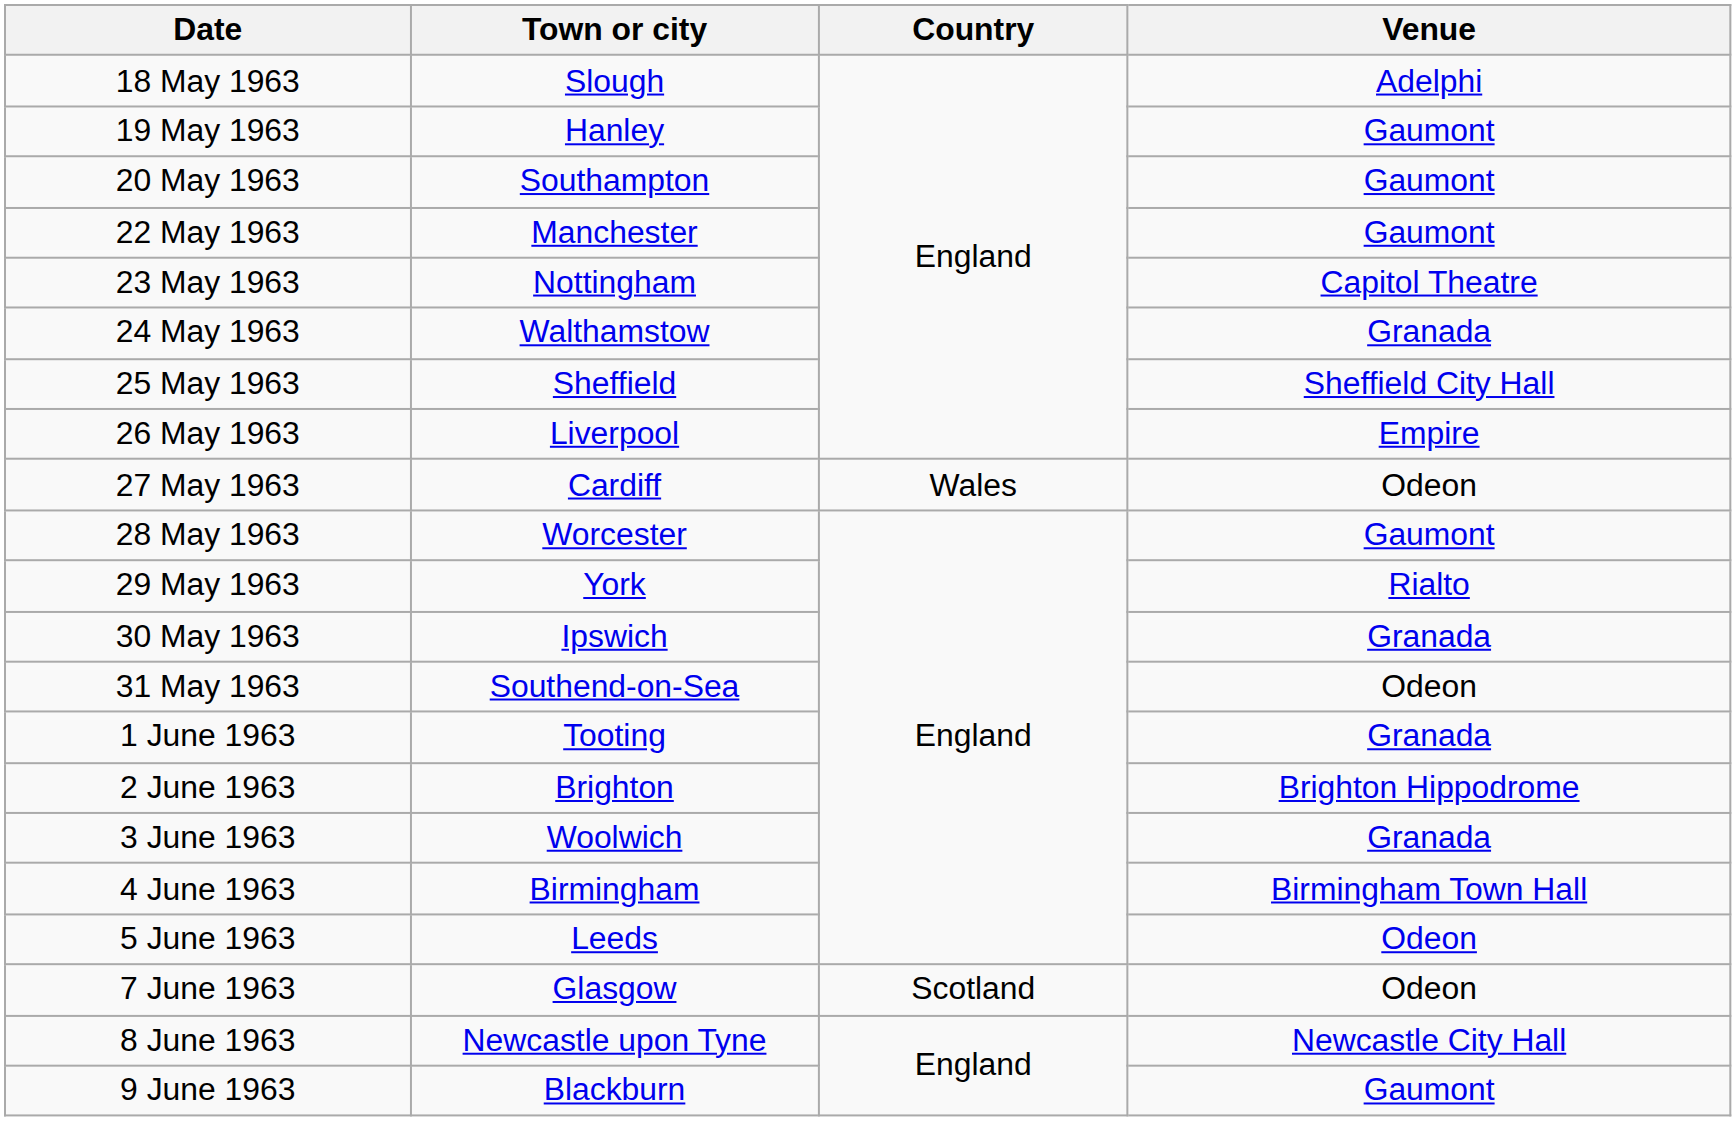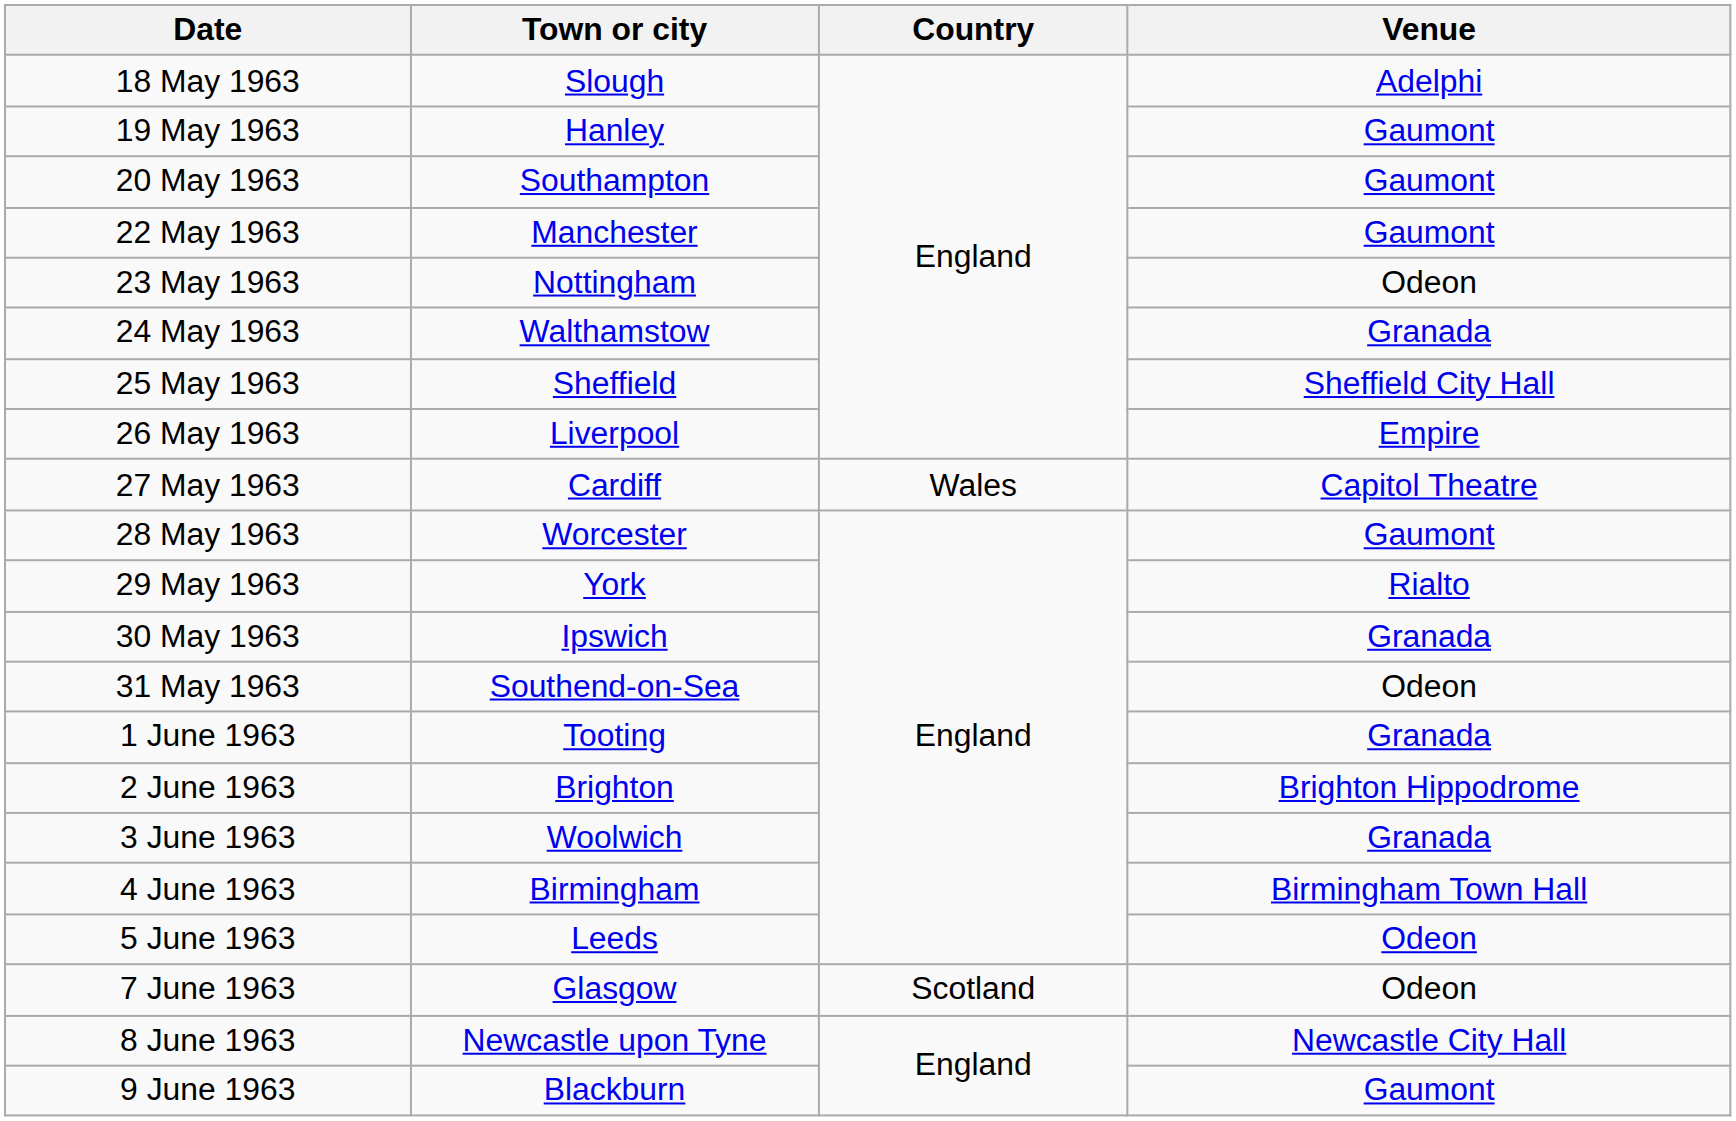(1429, 282) Capitol Theatre -> (1429, 282) Odeon
(1429, 484) Odeon -> (1429, 484) Capitol Theatre
